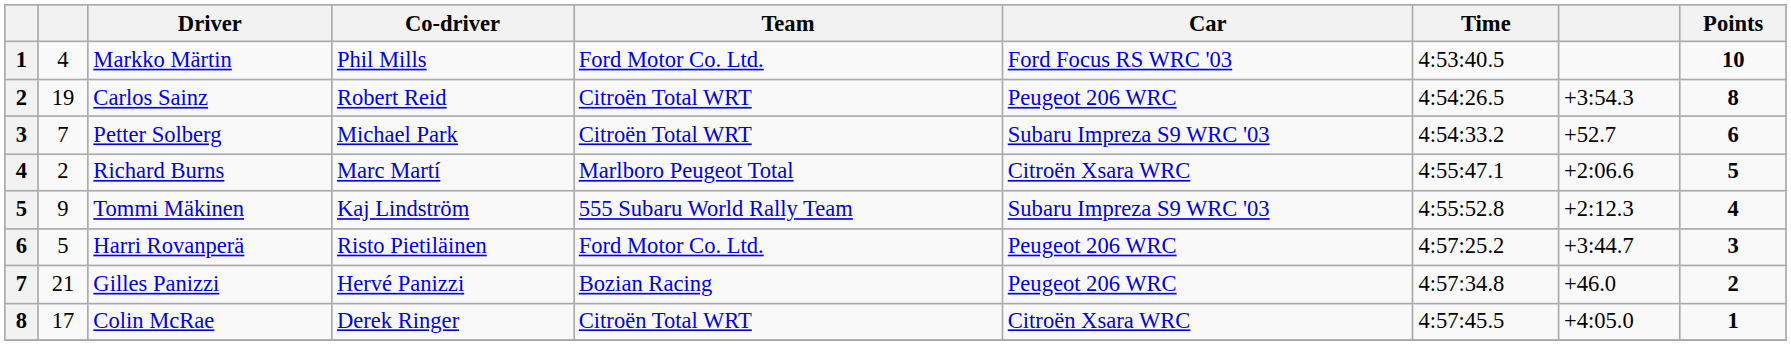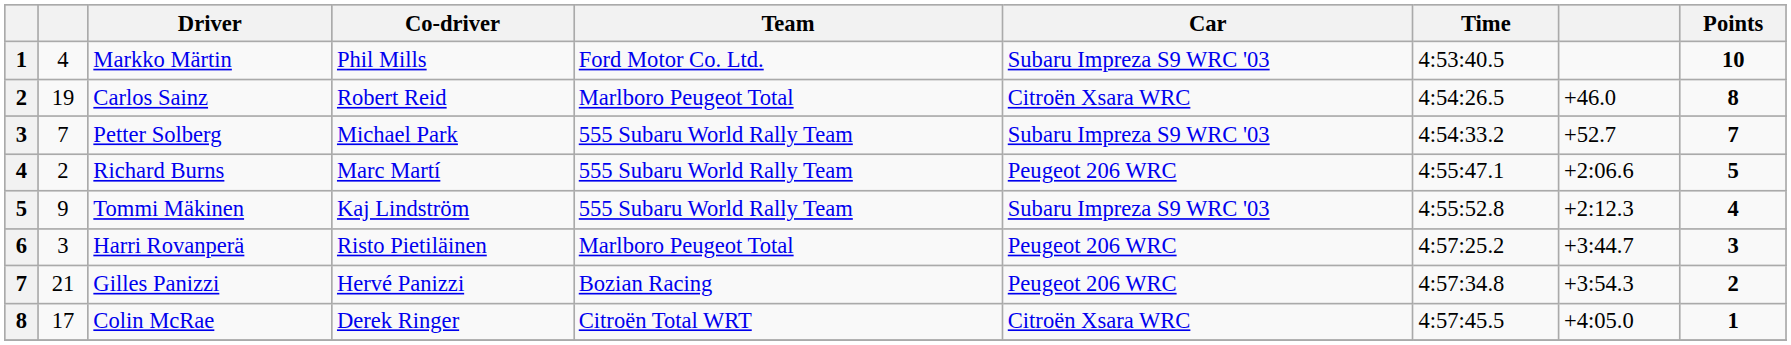(1120, 59) Ford Focus RS WRC '03 -> (1139, 59) Subaru Impreza S9 WRC '03
(665, 97) Citroën Total WRT -> (686, 97) Marlboro Peugeot Total
(1092, 97) Peugeot 206 WRC -> (1099, 97) Citroën Xsara WRC
(1599, 97) +3:54.3 -> (1590, 97) +46.0
(665, 134) Citroën Total WRT -> (716, 134) 555 Subaru World Rally Team
(1733, 134) 6 -> (1733, 134) 7
(686, 171) Marlboro Peugeot Total -> (716, 171) 555 Subaru World Rally Team
(1099, 171) Citroën Xsara WRC -> (1092, 171) Peugeot 206 WRC
(63, 246) 5 -> (63, 246) 3
(671, 246) Ford Motor Co. Ltd. -> (686, 246) Marlboro Peugeot Total
(1590, 283) +46.0 -> (1599, 283) +3:54.3
